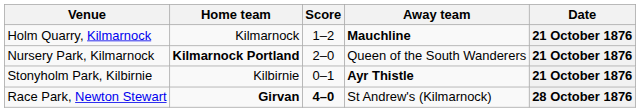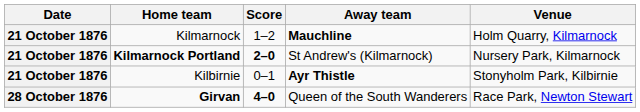columns swapped: (582, 14) <-> (87, 14)
(323, 55) normal -> (264, 55) bold
(437, 55) Queen of the South Wanderers -> (360, 55) St Andrew's (Kilmarnock)
(419, 96) St Andrew's (Kilmarnock) -> (378, 96) Queen of the South Wanderers
